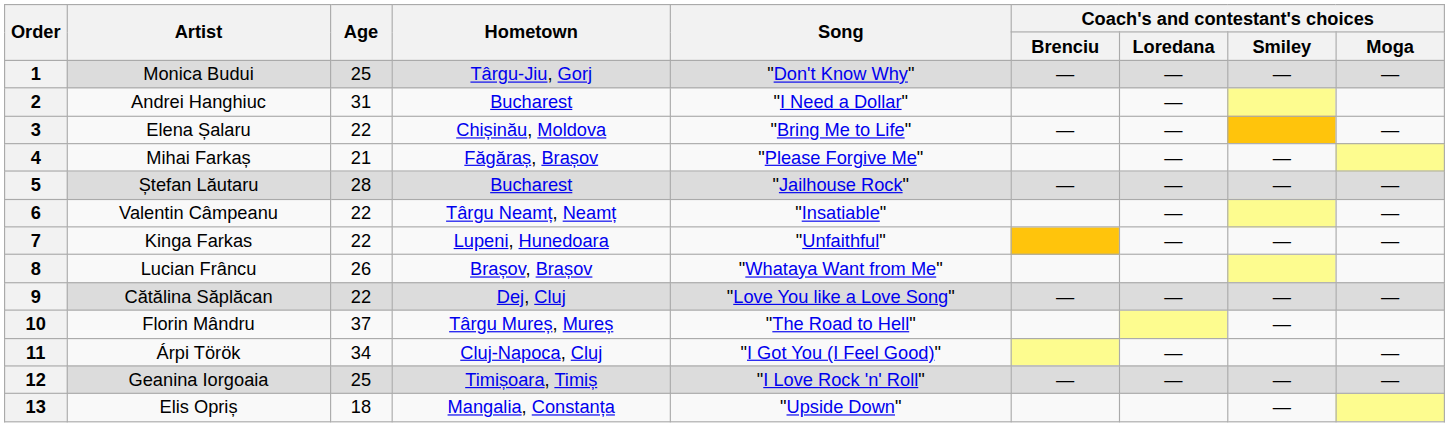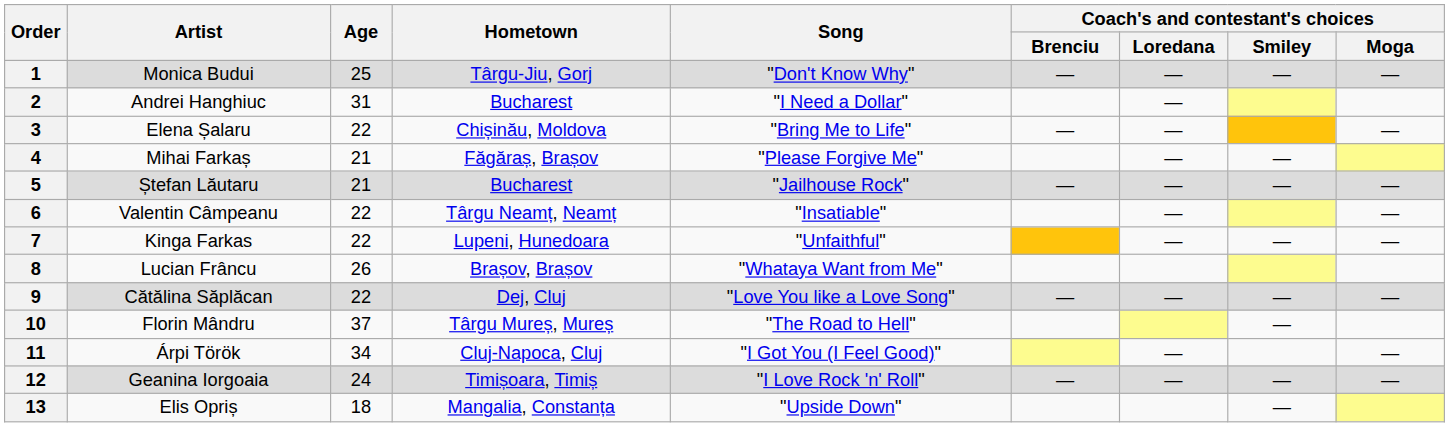(361, 185) 28 -> (361, 185) 21
(361, 380) 25 -> (361, 380) 24
